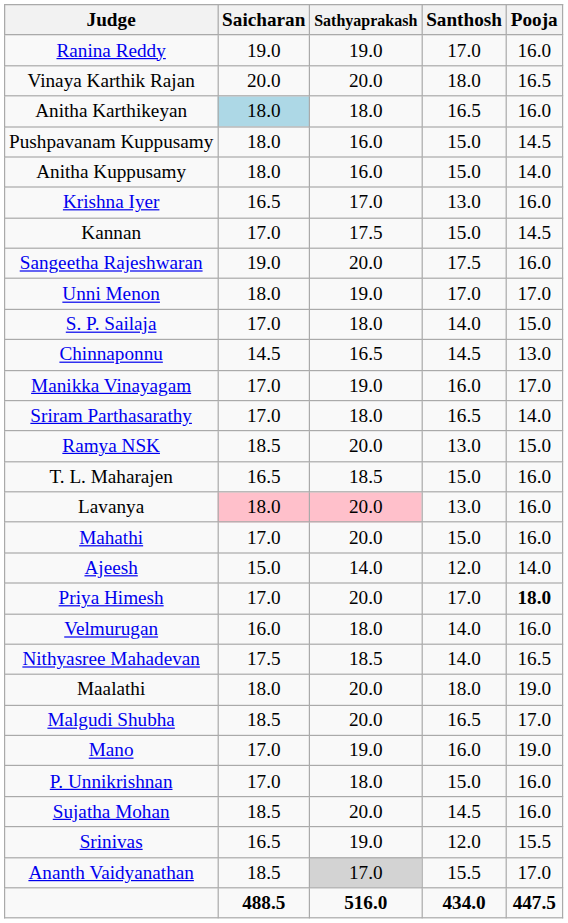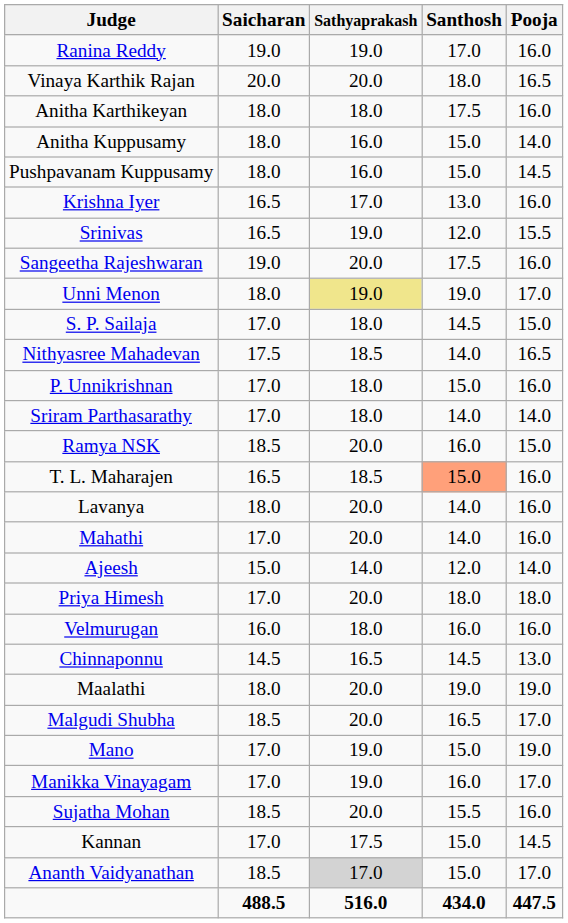(264, 111) lightblue background -> (264, 111) no background
(464, 111) 16.5 -> (464, 111) 17.5
rows swapped: (111, 141) <-> (111, 171)
rows swapped: (111, 232) <-> (111, 841)
(366, 293) no background -> (366, 293) khaki background
(464, 293) 17.0 -> (464, 293) 19.0
(464, 324) 14.0 -> (464, 324) 14.5
rows swapped: (111, 659) <-> (111, 354)
rows swapped: (111, 385) <-> (111, 780)
(464, 415) 16.5 -> (464, 415) 14.0
(464, 446) 13.0 -> (464, 446) 16.0
(464, 476) no background -> (464, 476) lightsalmon background
(264, 506) pink background -> (264, 506) no background
(366, 506) pink background -> (366, 506) no background
(464, 506) 13.0 -> (464, 506) 14.0
(464, 537) 15.0 -> (464, 537) 14.0
(464, 598) 17.0 -> (464, 598) 18.0
(534, 598) bold -> (534, 598) normal
(464, 628) 14.0 -> (464, 628) 16.0
(464, 689) 18.0 -> (464, 689) 19.0
(464, 750) 16.0 -> (464, 750) 15.0
(464, 811) 14.5 -> (464, 811) 15.5
(464, 872) 15.5 -> (464, 872) 15.0
